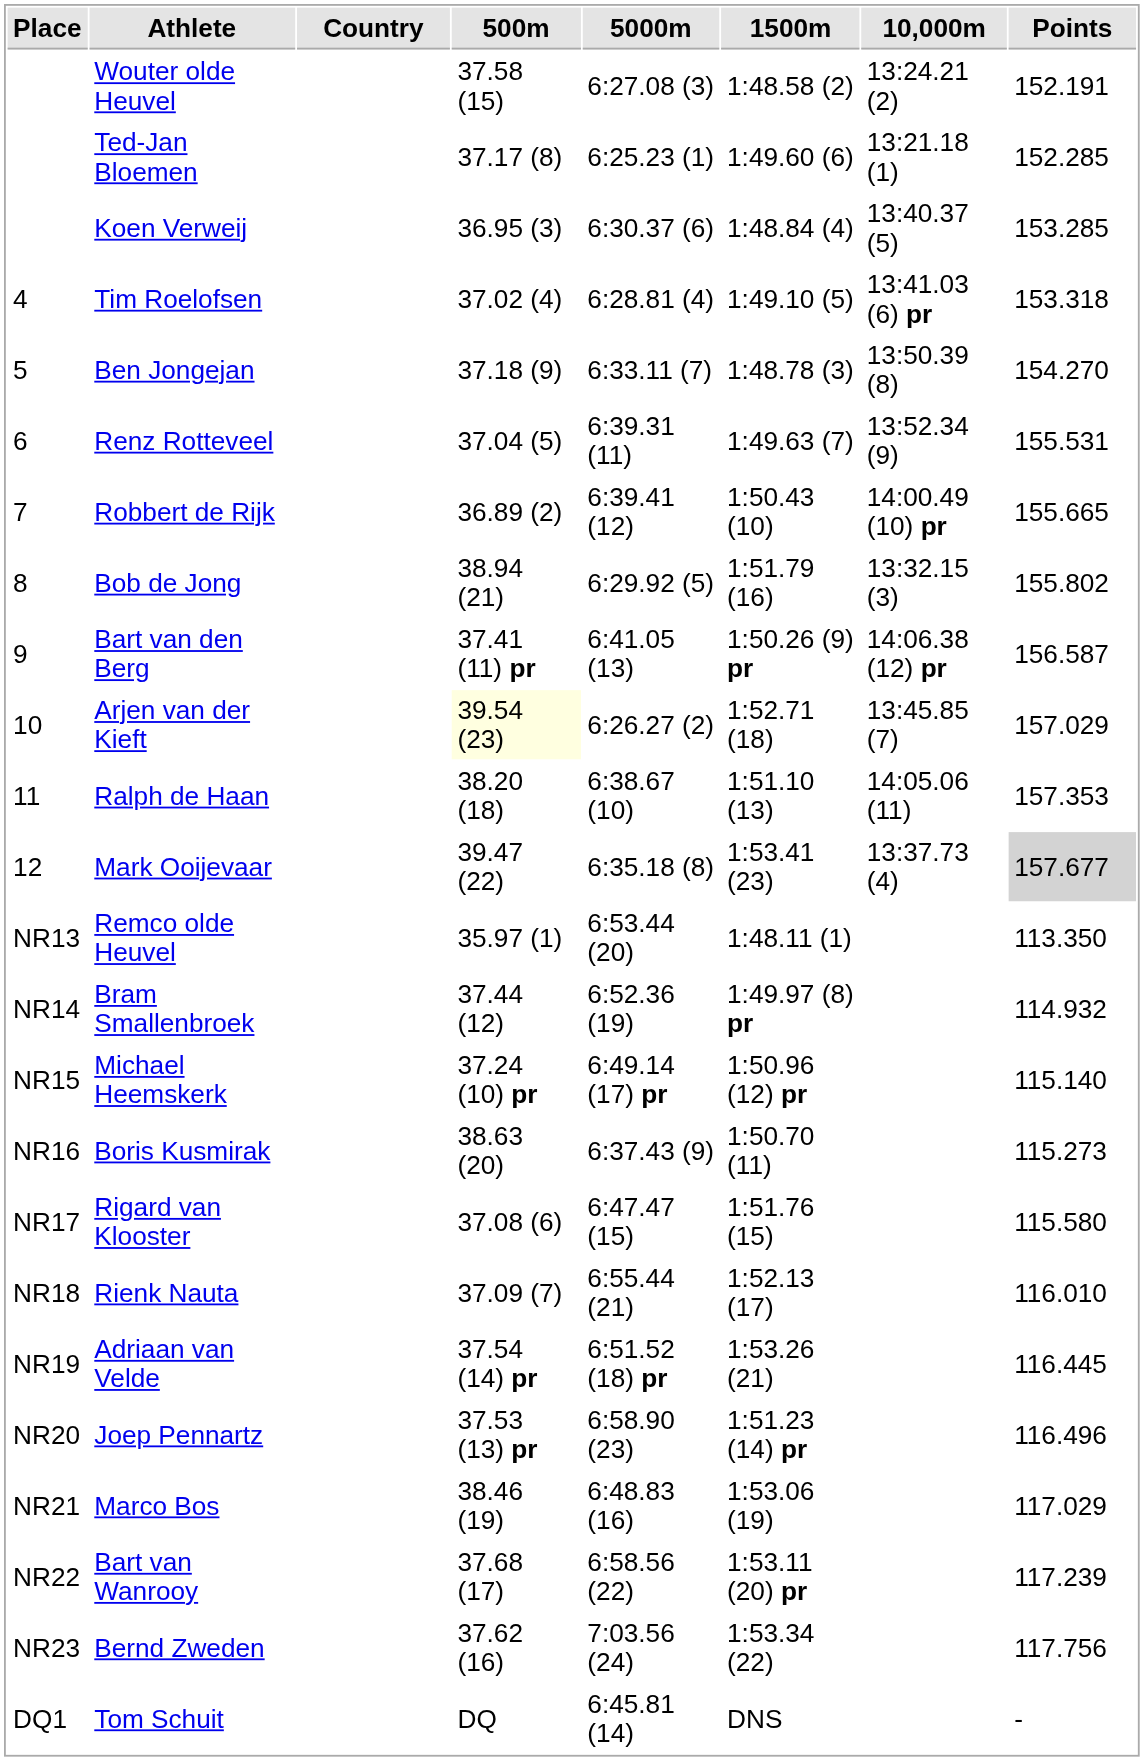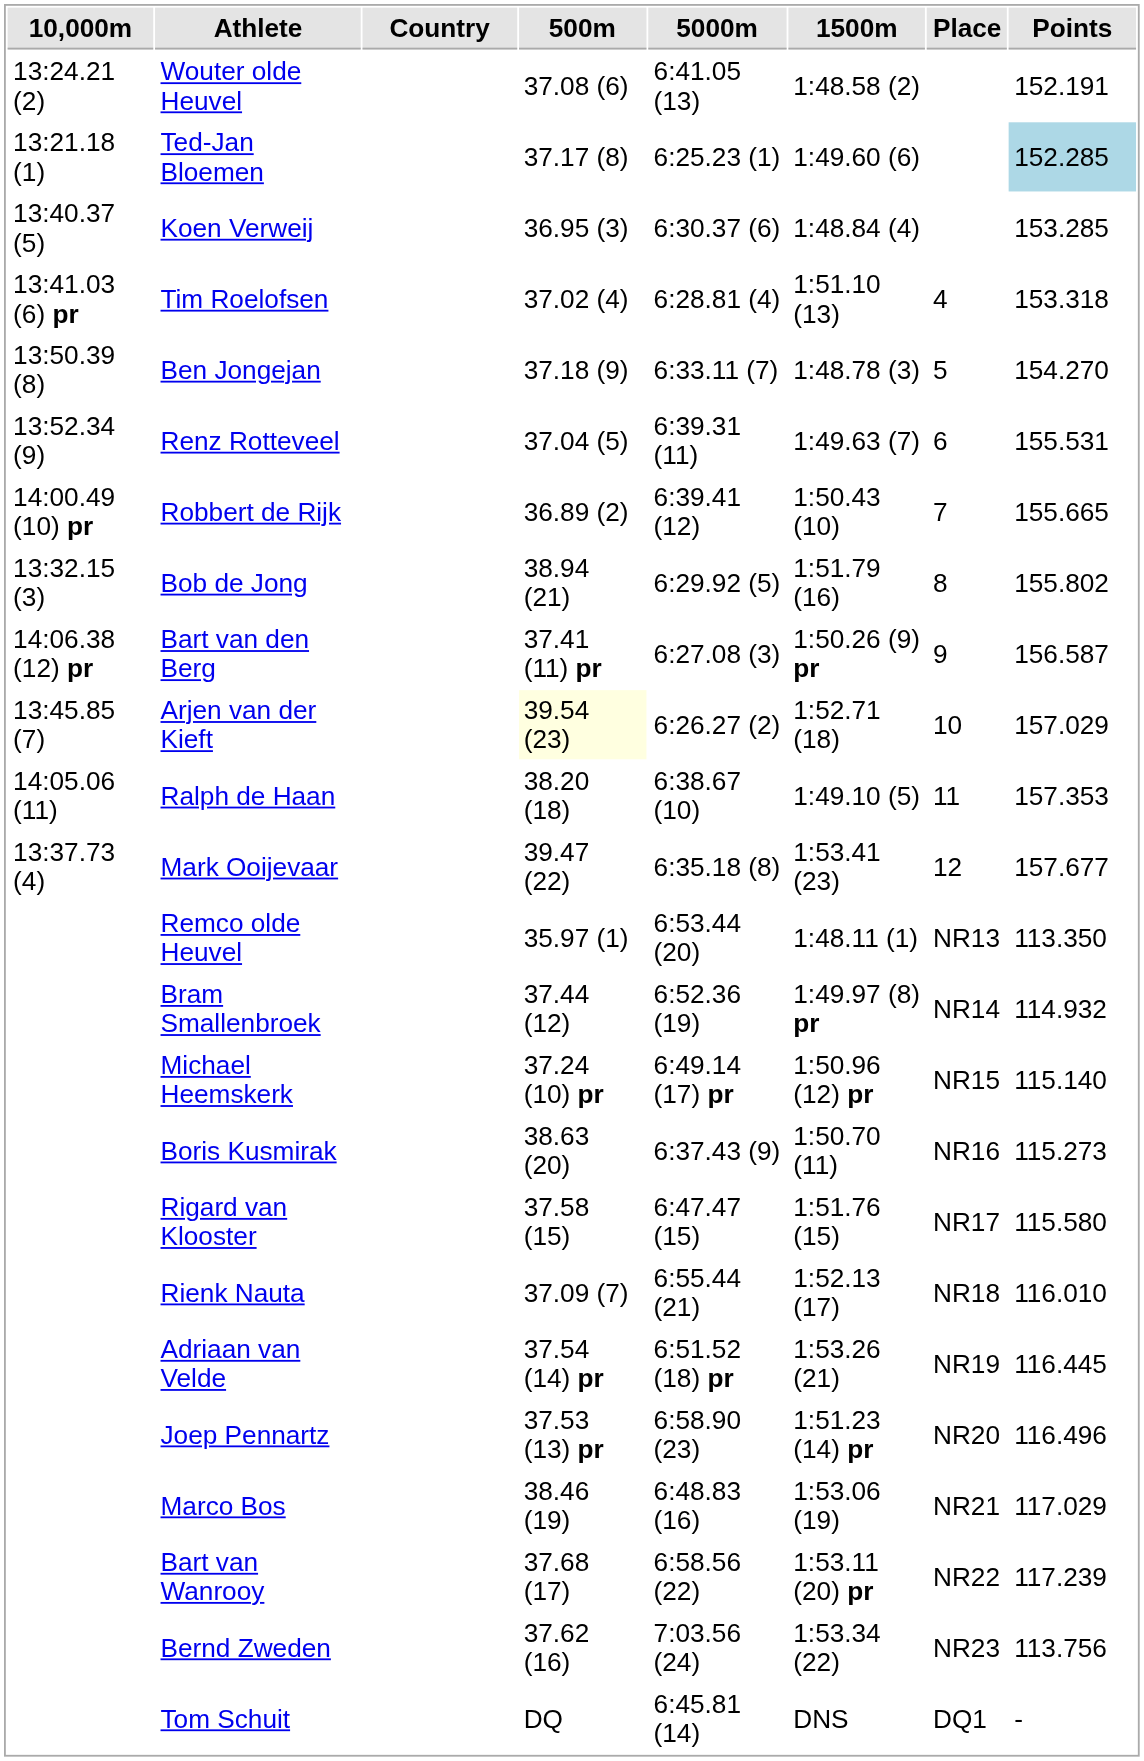columns swapped: (47, 28) <-> (934, 28)
(490, 86) 37.58 (15) -> (576, 86) 37.08 (6)
(651, 86) 6:27.08 (3) -> (697, 86) 6:41.05 (13)
(1062, 157) no background -> (1062, 157) lightblue background
(790, 299) 1:49.10 (5) -> (837, 299) 1:51.10 (13)
(631, 654) 6:41.05 (13) -> (717, 654) 6:27.08 (3)
(771, 796) 1:51.10 (13) -> (857, 796) 1:49.10 (5)
(1062, 867) lightgrey background -> (1062, 867) no background
(510, 1222) 37.08 (6) -> (556, 1222) 37.58 (15)
(1061, 1647) 117.756 -> (1061, 1647) 113.756
